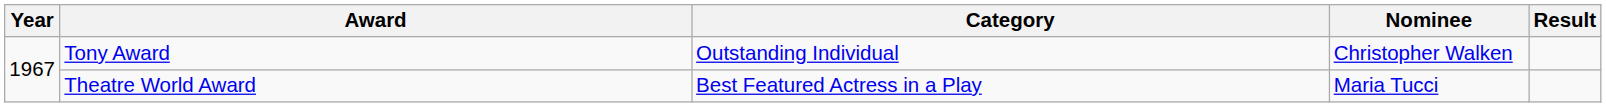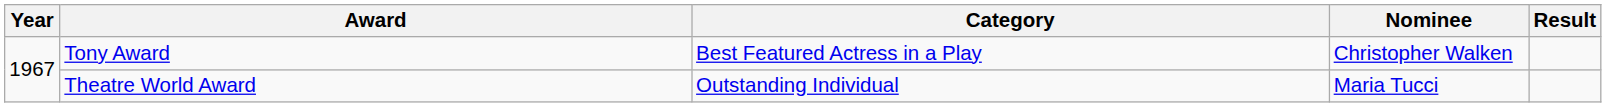(797, 53) Outstanding Individual -> (839, 53) Best Featured Actress in a Play
(839, 85) Best Featured Actress in a Play -> (797, 85) Outstanding Individual
